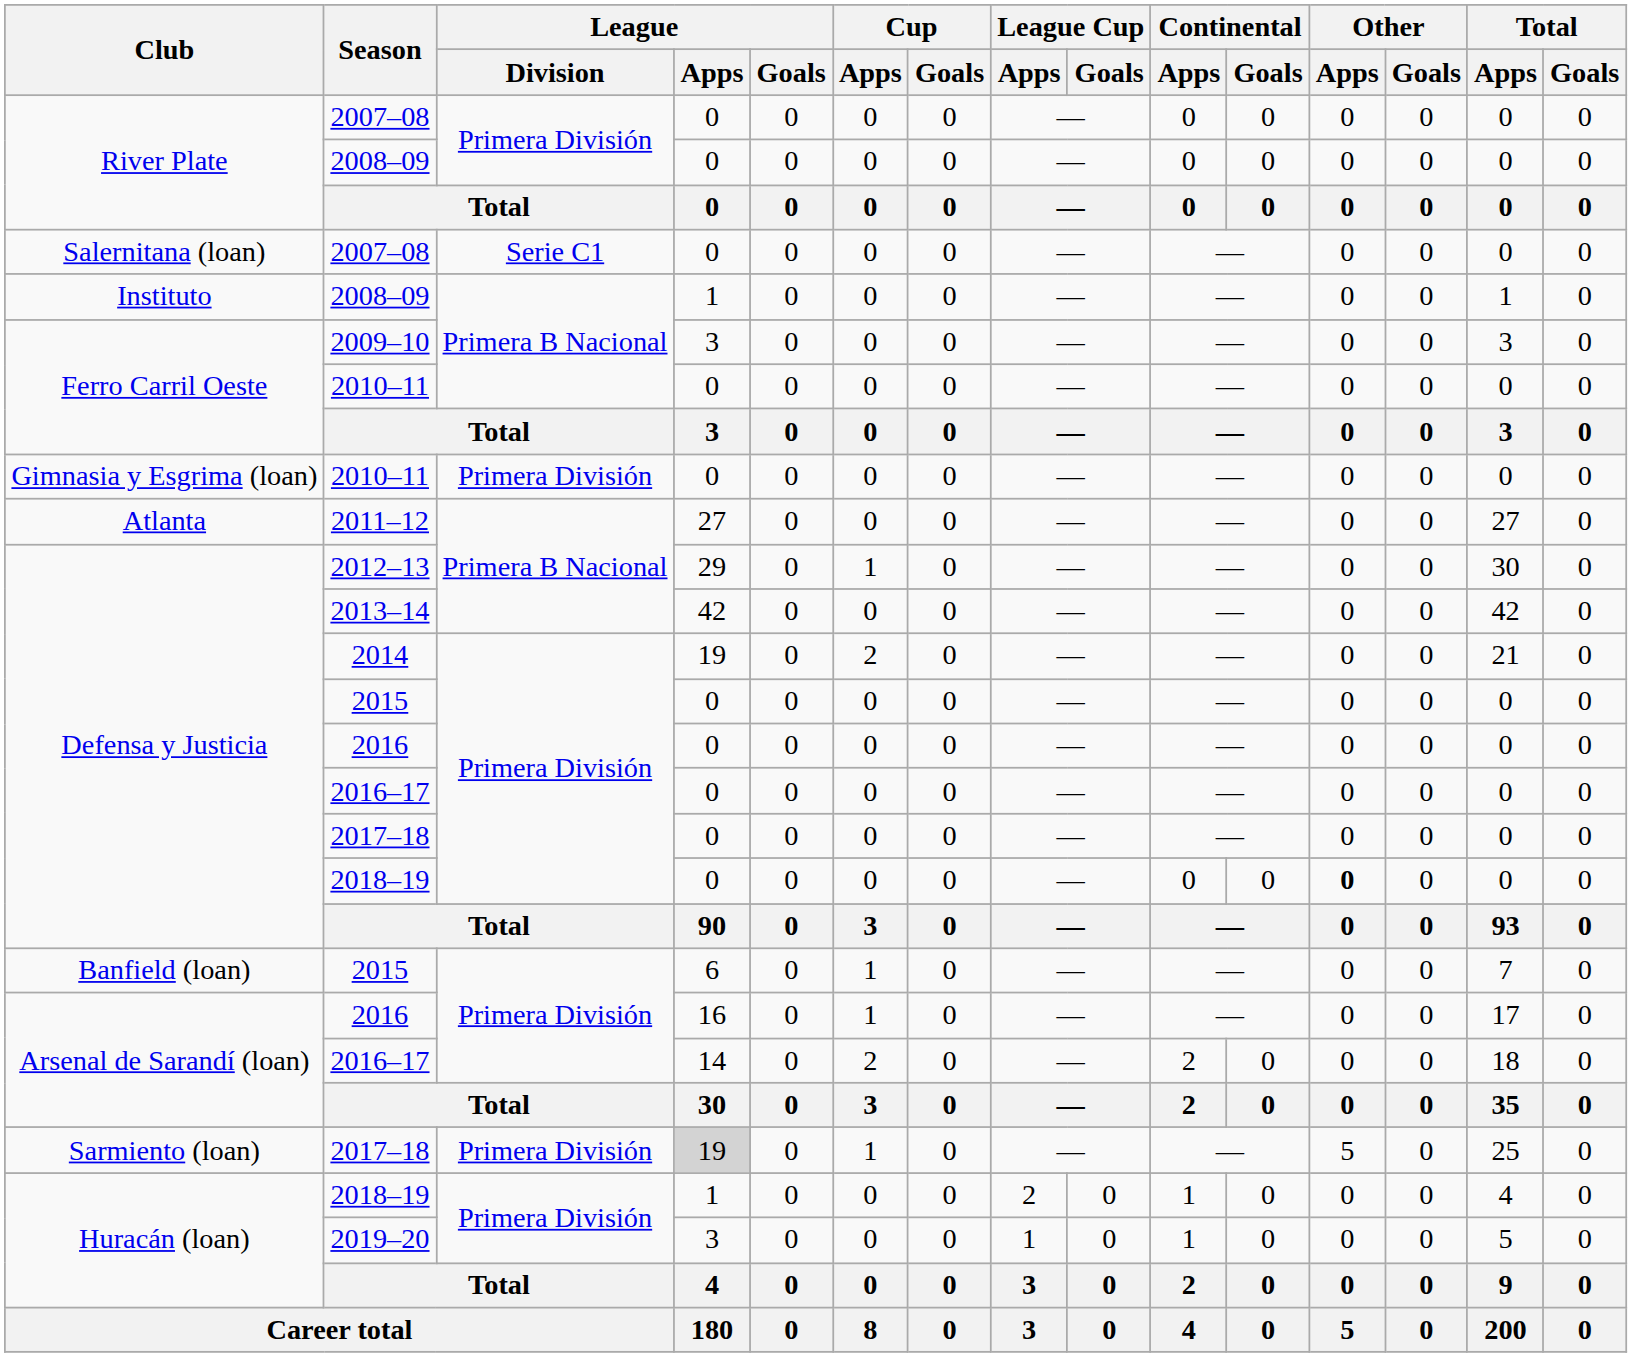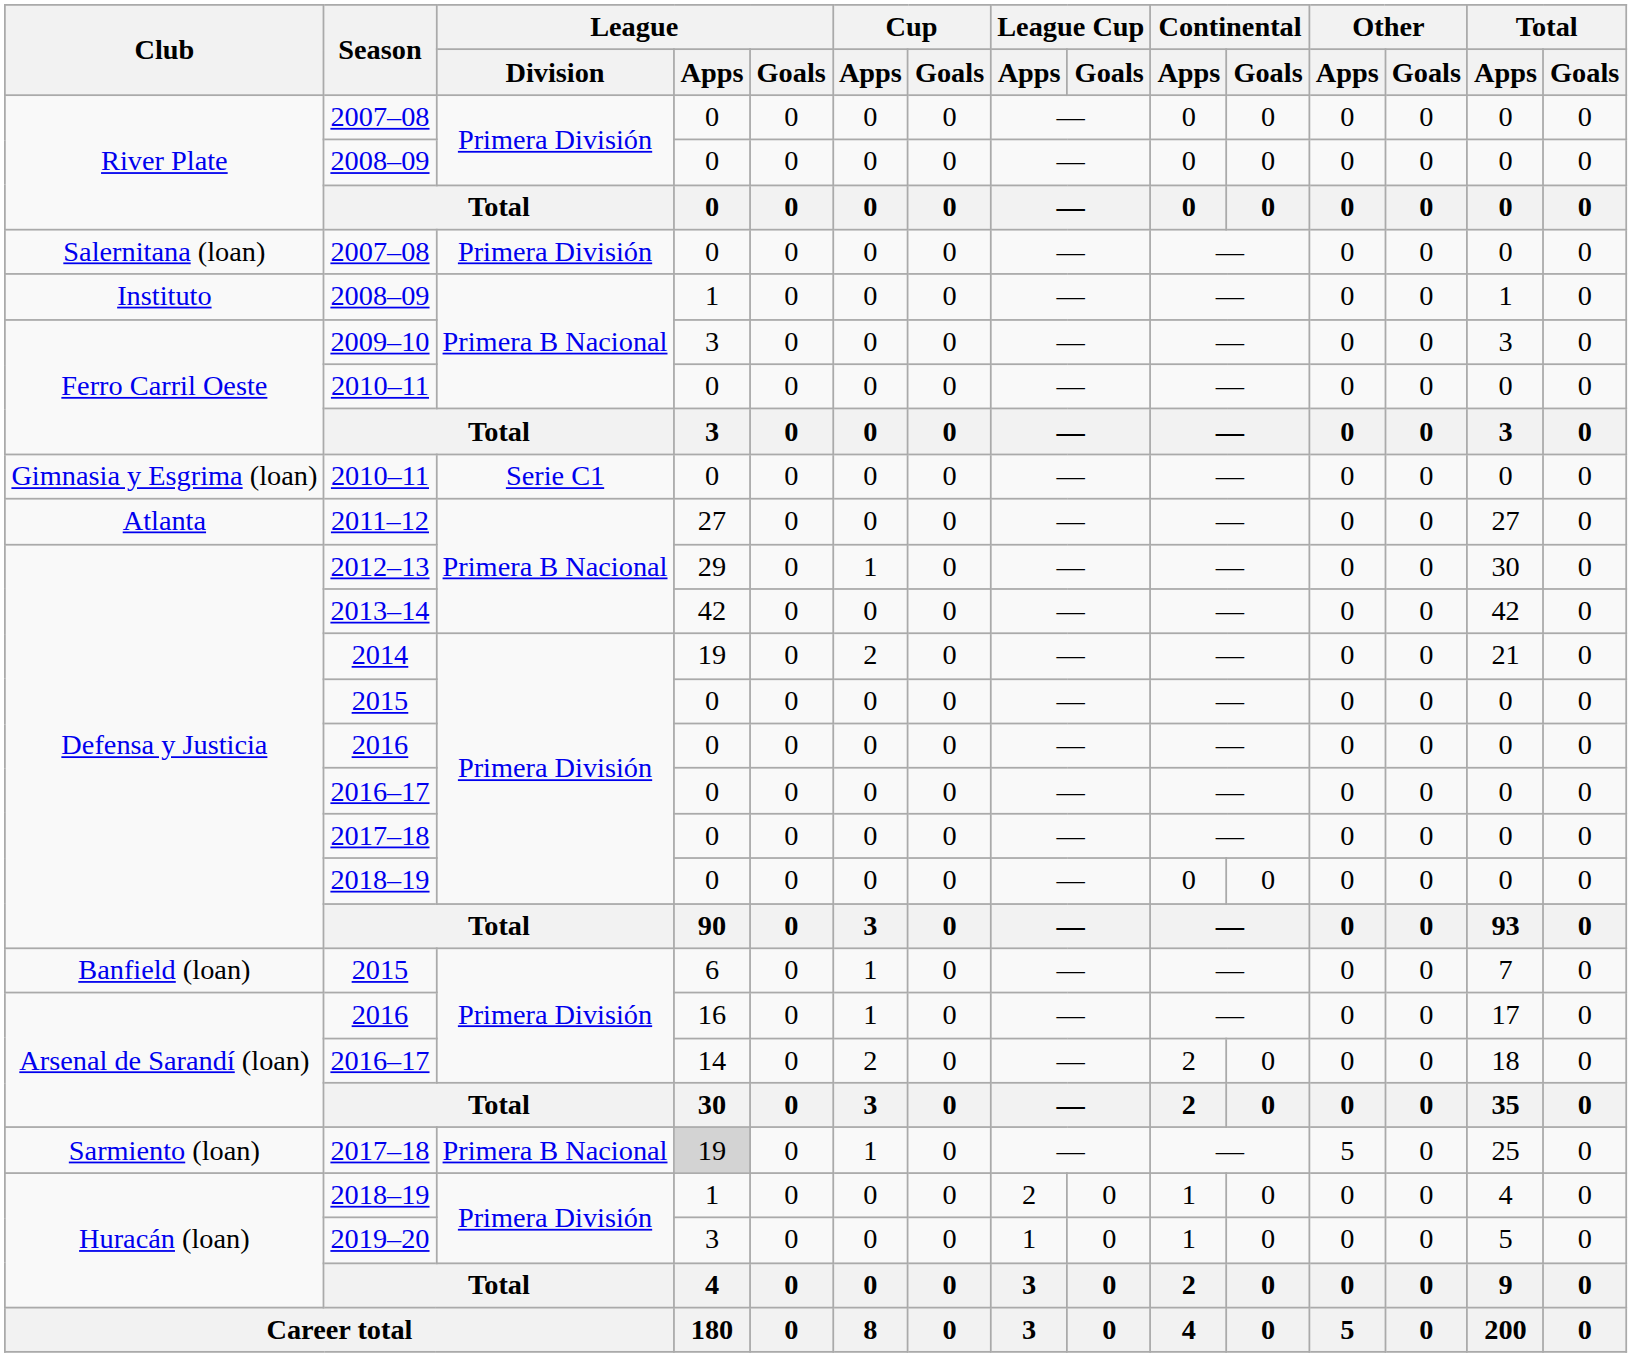(555, 251) Serie C1 -> (555, 251) Primera División
(555, 476) Primera División -> (555, 476) Serie C1
(1347, 880) bold -> (1347, 880) normal
(555, 1149) Primera División -> (555, 1149) Primera B Nacional
